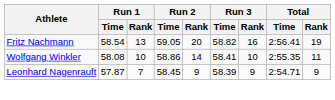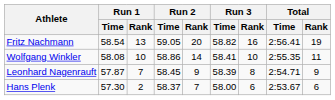(252, 72) 9 -> (252, 72) 8
+ row: (31, 87)
